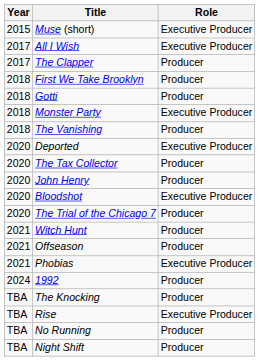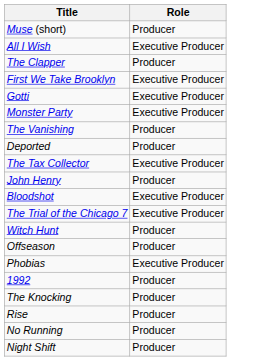- column: (19, 12)
(206, 29) Executive Producer -> (154, 29) Producer
(182, 79) Producer -> (178, 79) Executive Producer
(182, 96) Producer -> (178, 96) Executive Producer
(206, 146) Executive Producer -> (154, 146) Producer
(182, 163) Producer -> (178, 163) Executive Producer
(182, 213) Producer -> (178, 213) Executive Producer
(206, 314) Executive Producer -> (154, 314) Producer
